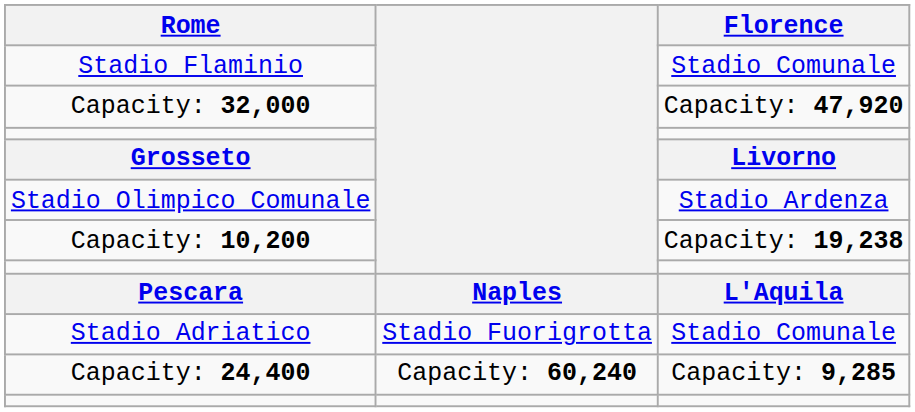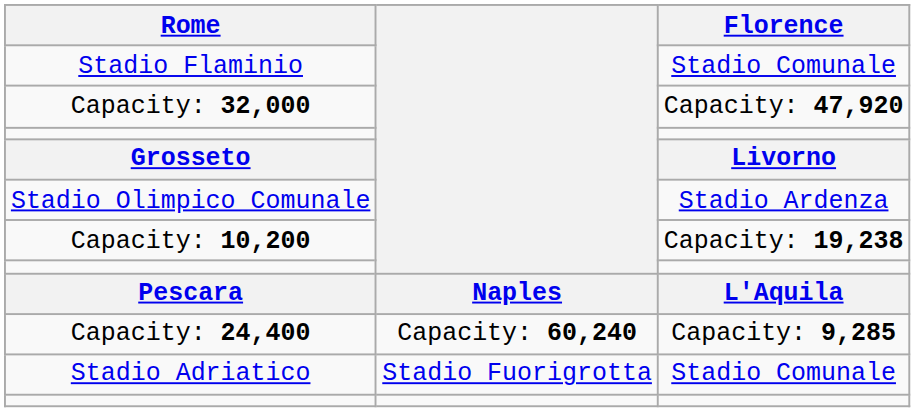rows swapped: (191, 334) <-> (191, 374)
